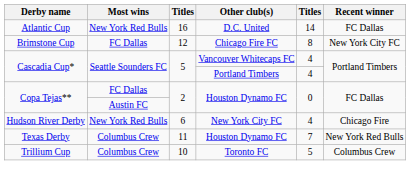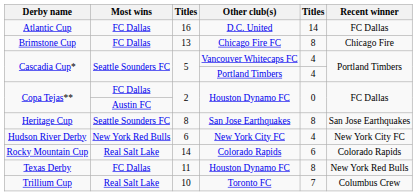(128, 27) New York Red Bulls -> (131, 27) FC Dallas
(183, 43) 12 -> (186, 43) 13
(365, 43) New York City FC -> (369, 43) Chicago Fire
+ row: (47, 121)
(365, 121) Chicago Fire -> (369, 136) New York City FC
+ row: (47, 152)
(128, 136) Columbus Crew -> (131, 167) FC Dallas
(310, 136) 7 -> (313, 167) 8
(128, 152) Columbus Crew -> (131, 183) Real Salt Lake
(310, 152) 5 -> (313, 183) 7
